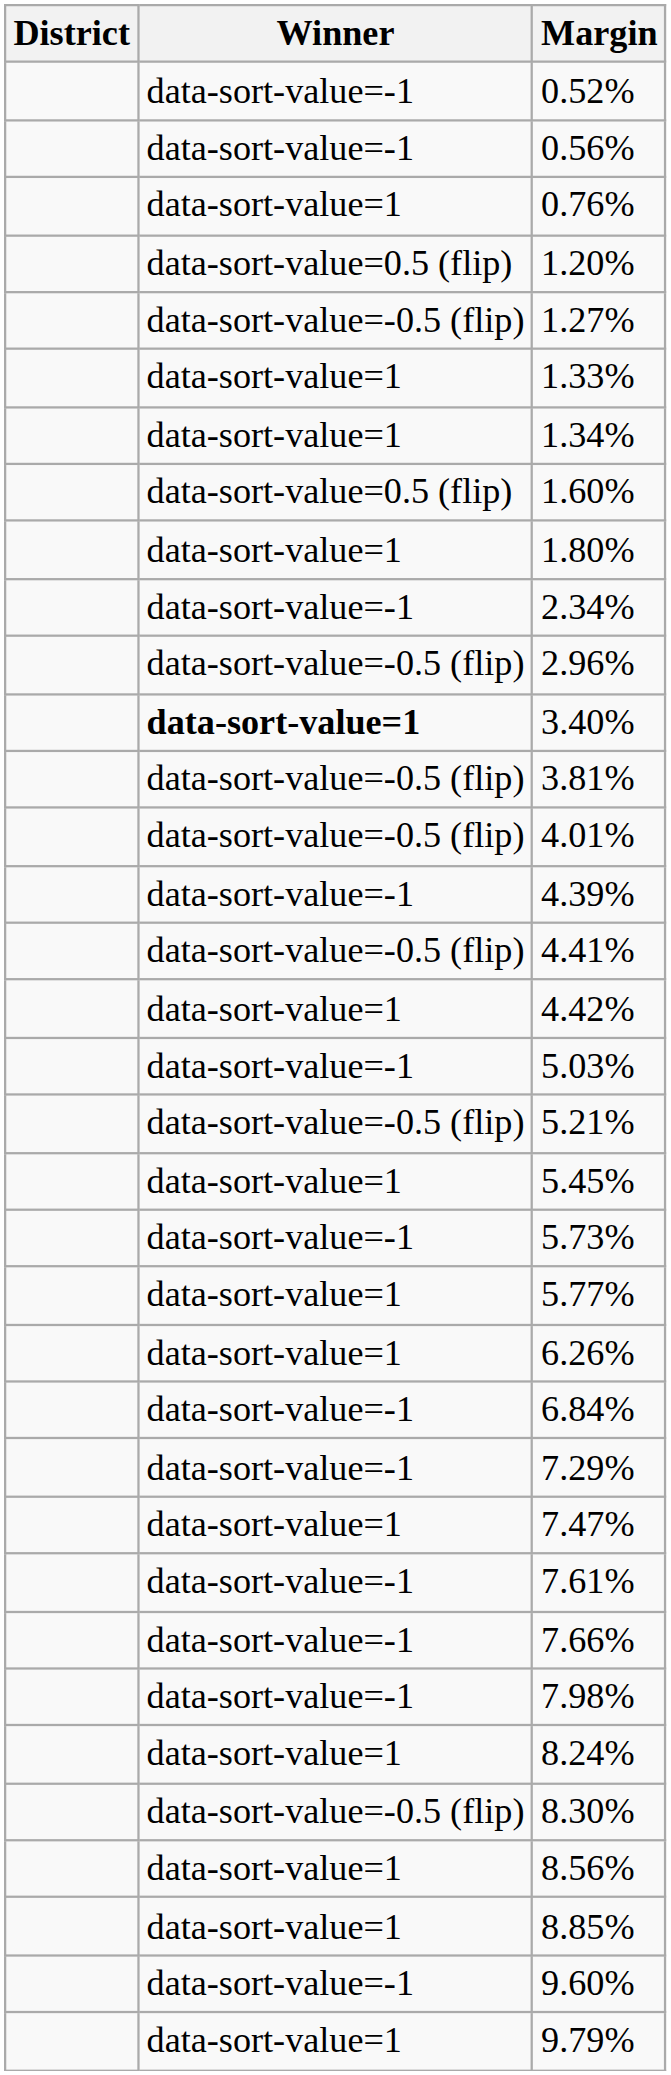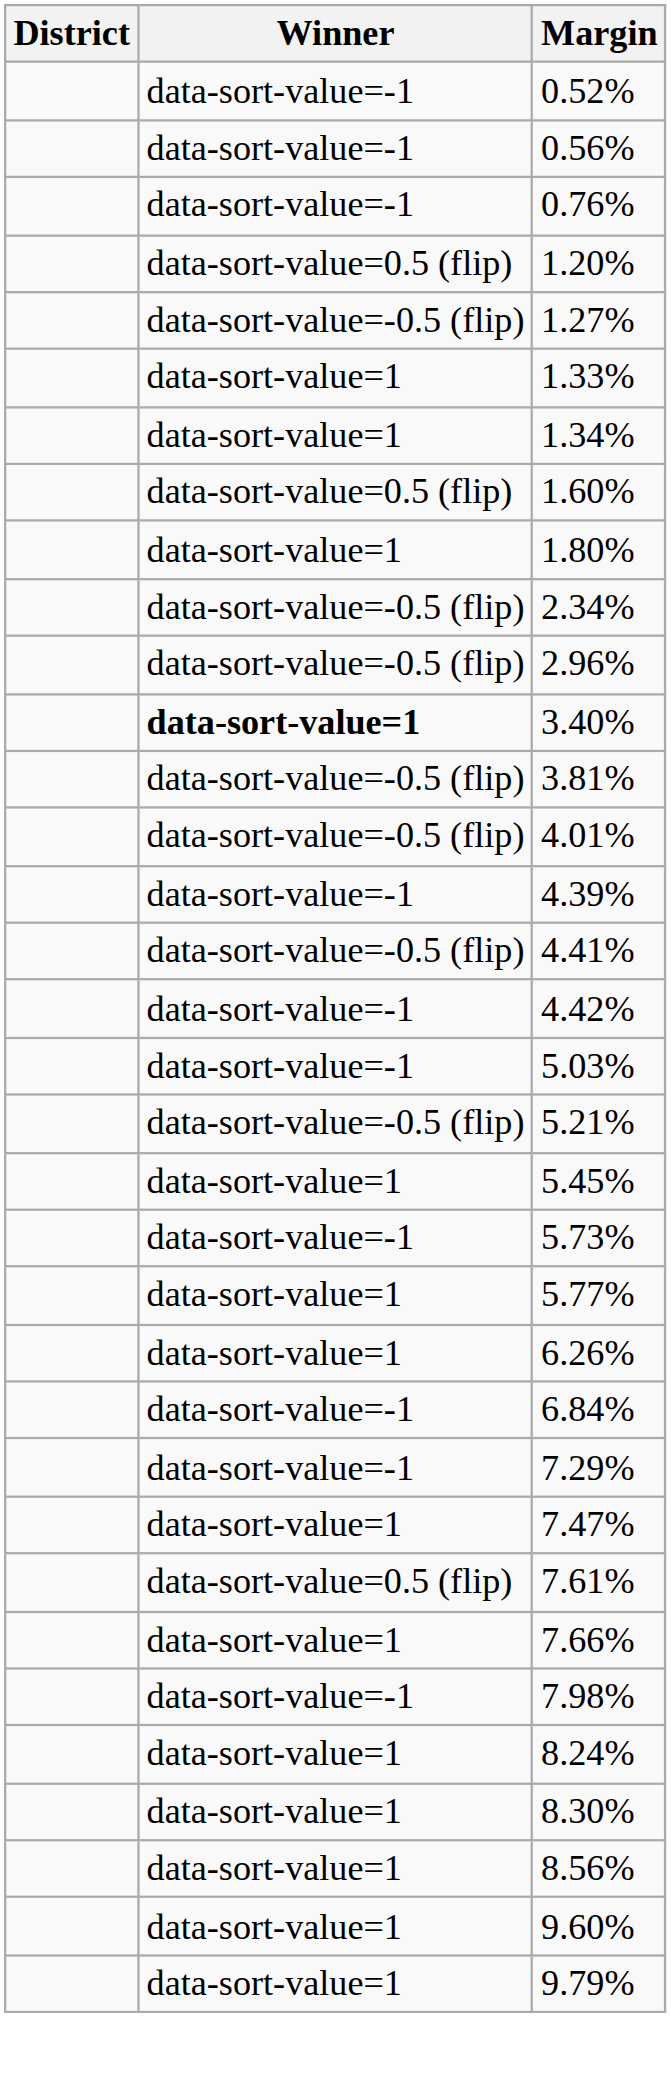(274, 205) data-sort-value=1 -> (280, 205) data-sort-value=-1
(280, 606) data-sort-value=-1 -> (336, 606) data-sort-value=-0.5 (flip)
(274, 1008) data-sort-value=1 -> (280, 1008) data-sort-value=-1
(280, 1581) data-sort-value=-1 -> (329, 1581) data-sort-value=0.5 (flip)
(280, 1638) data-sort-value=-1 -> (274, 1638) data-sort-value=1
(336, 1810) data-sort-value=-0.5 (flip) -> (274, 1810) data-sort-value=1
- row: (588, 1925)
(280, 1982) data-sort-value=-1 -> (274, 1925) data-sort-value=1
